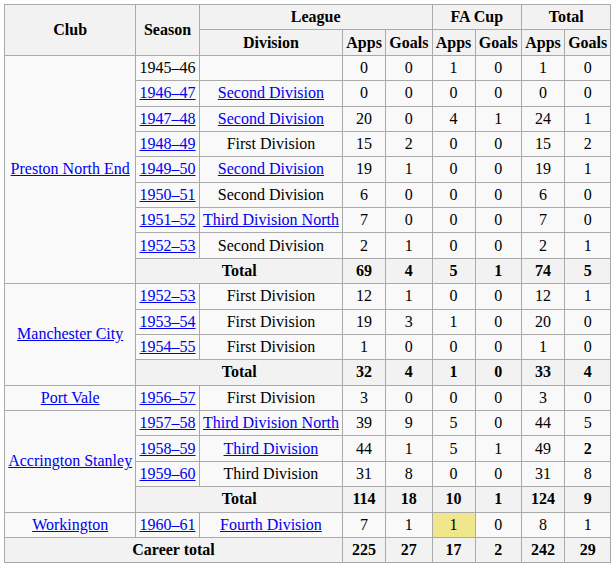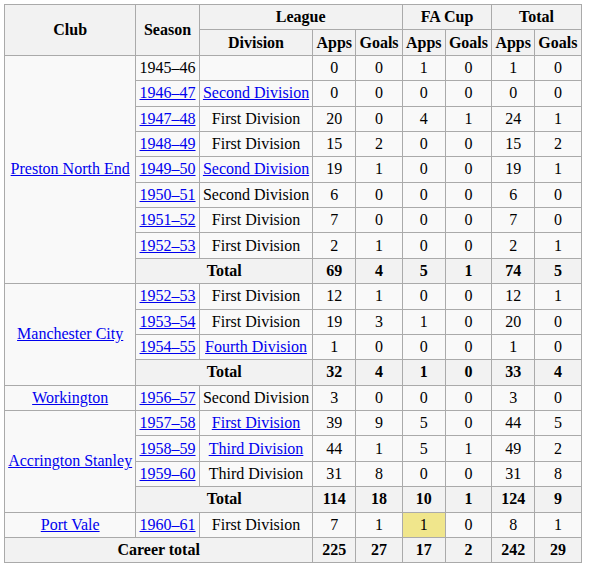(271, 118) Second Division -> (256, 118) First Division
(271, 220) Third Division North -> (256, 220) First Division
(271, 245) Second Division -> (256, 245) First Division
(271, 347) First Division -> (256, 347) Fourth Division
(70, 397) Port Vale -> (70, 397) Workington
(271, 397) First Division -> (256, 397) Second Division
(271, 423) Third Division North -> (256, 423) First Division
(588, 448) bold -> (558, 448) normal
(70, 524) Workington -> (70, 524) Port Vale
(271, 524) Fourth Division -> (256, 524) First Division
